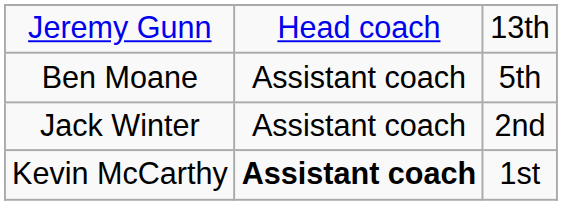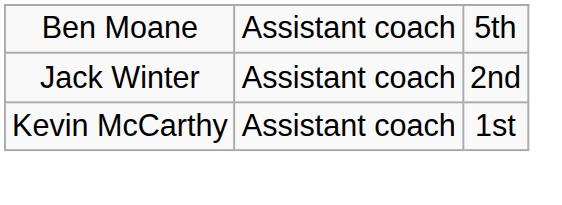- row: (120, 28)
(359, 174) bold -> (349, 125) normal
